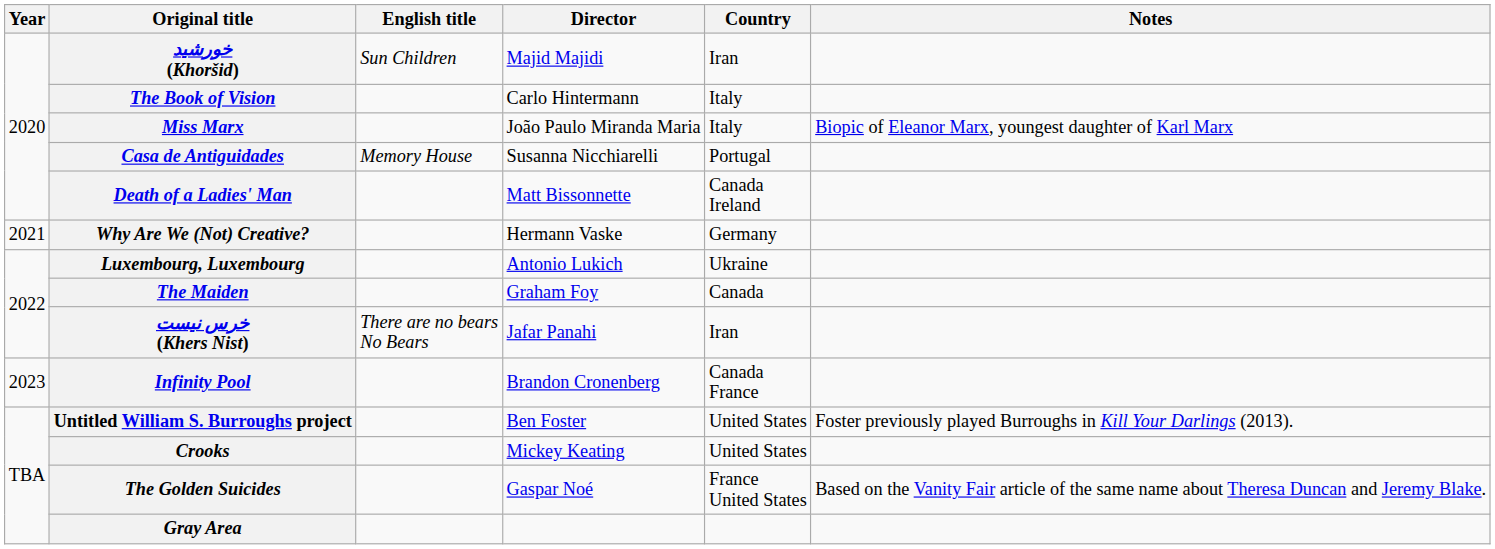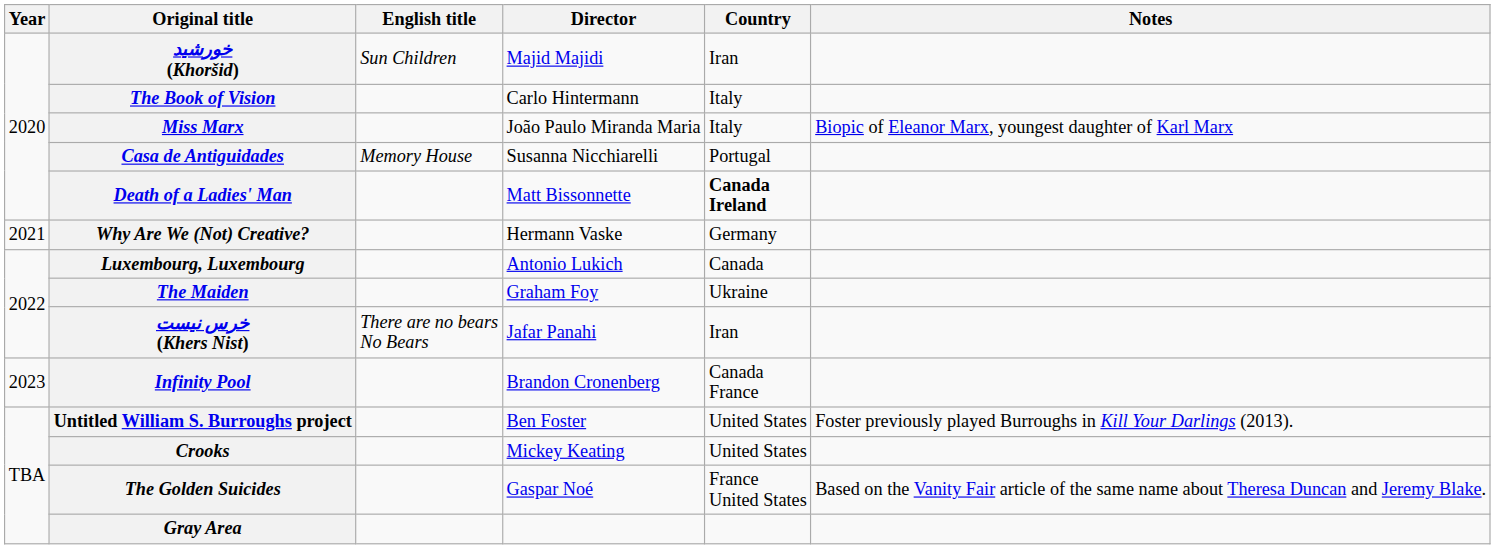(736, 195) normal -> (739, 195) bold
(738, 263) Ukraine -> (736, 263) Canada
(736, 292) Canada -> (738, 292) Ukraine
